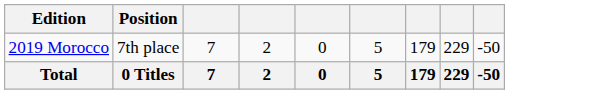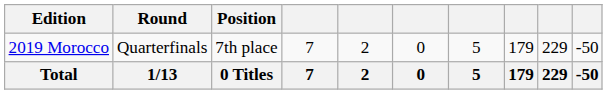+ column: (162, 19)
